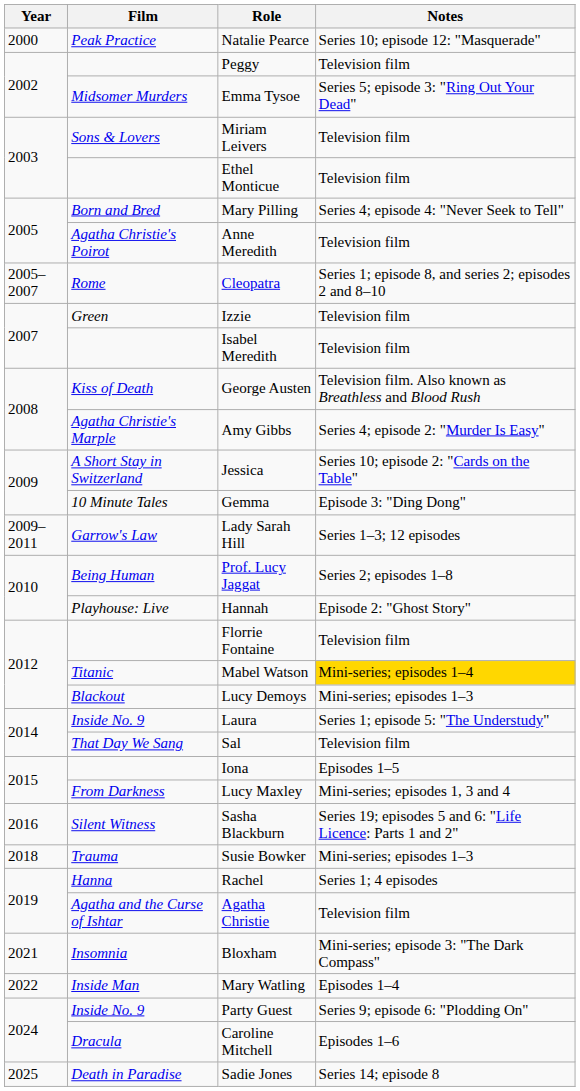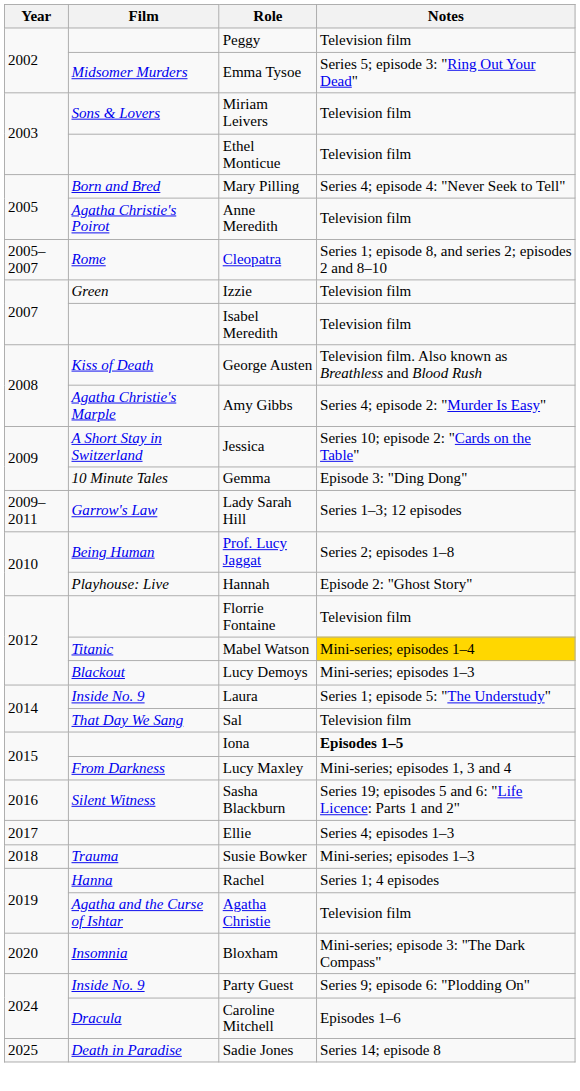- row: (265, 40)
(359, 768) normal -> (362, 744) bold
+ row: (237, 832)
(23, 953) 2021 -> (23, 953) 2020
- row: (263, 985)
